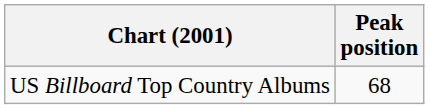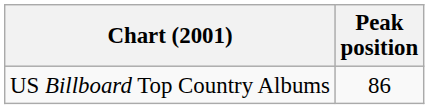(379, 84) 68 -> (379, 84) 86
